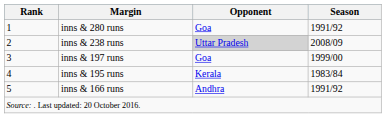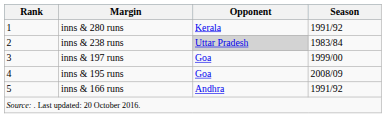(203, 27) Goa -> (208, 27) Kerala
(327, 43) 2008/09 -> (327, 43) 1983/84
(208, 74) Kerala -> (203, 74) Goa
(327, 74) 1983/84 -> (327, 74) 2008/09
